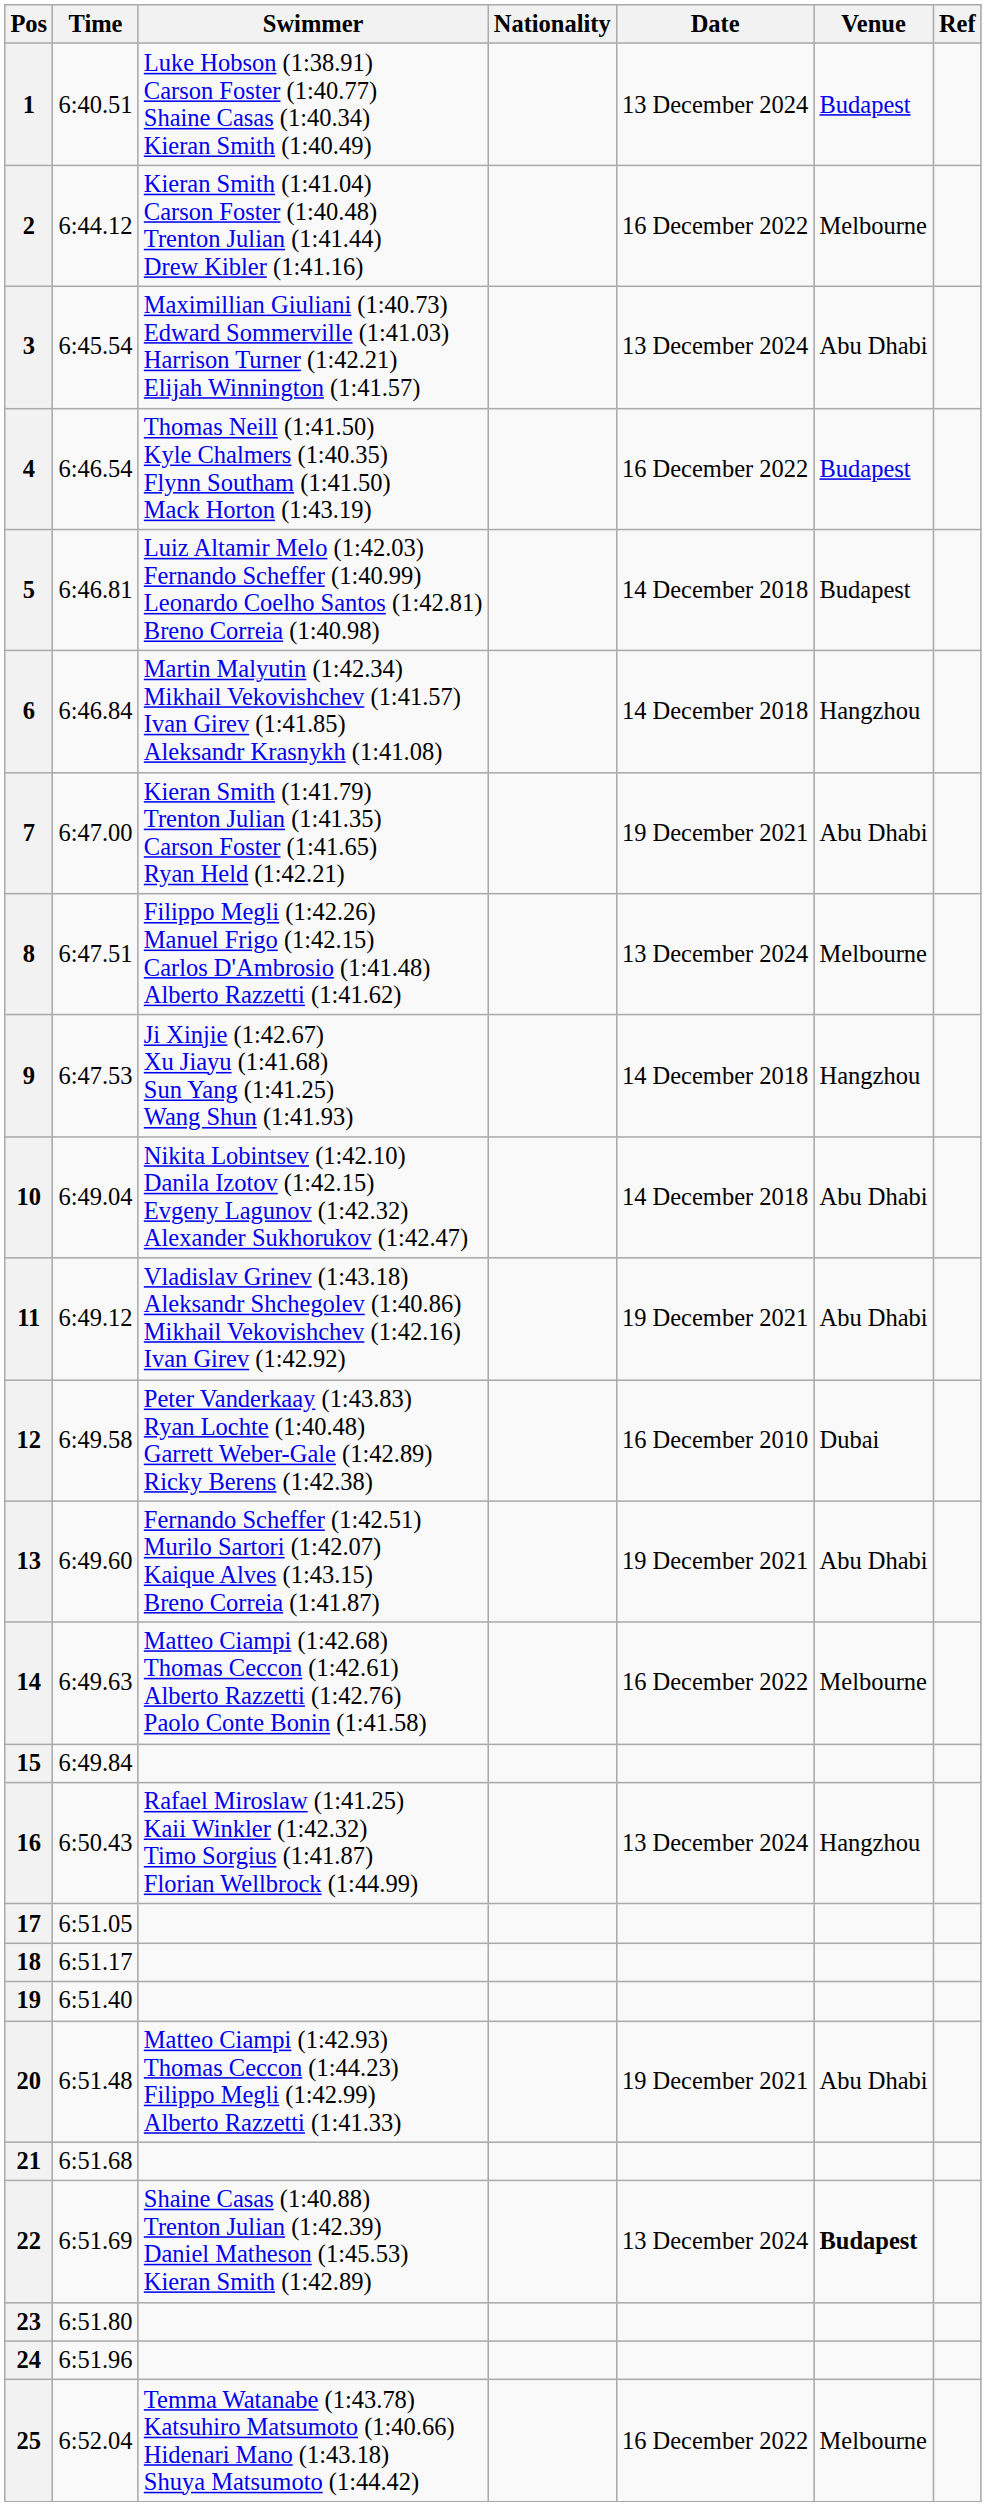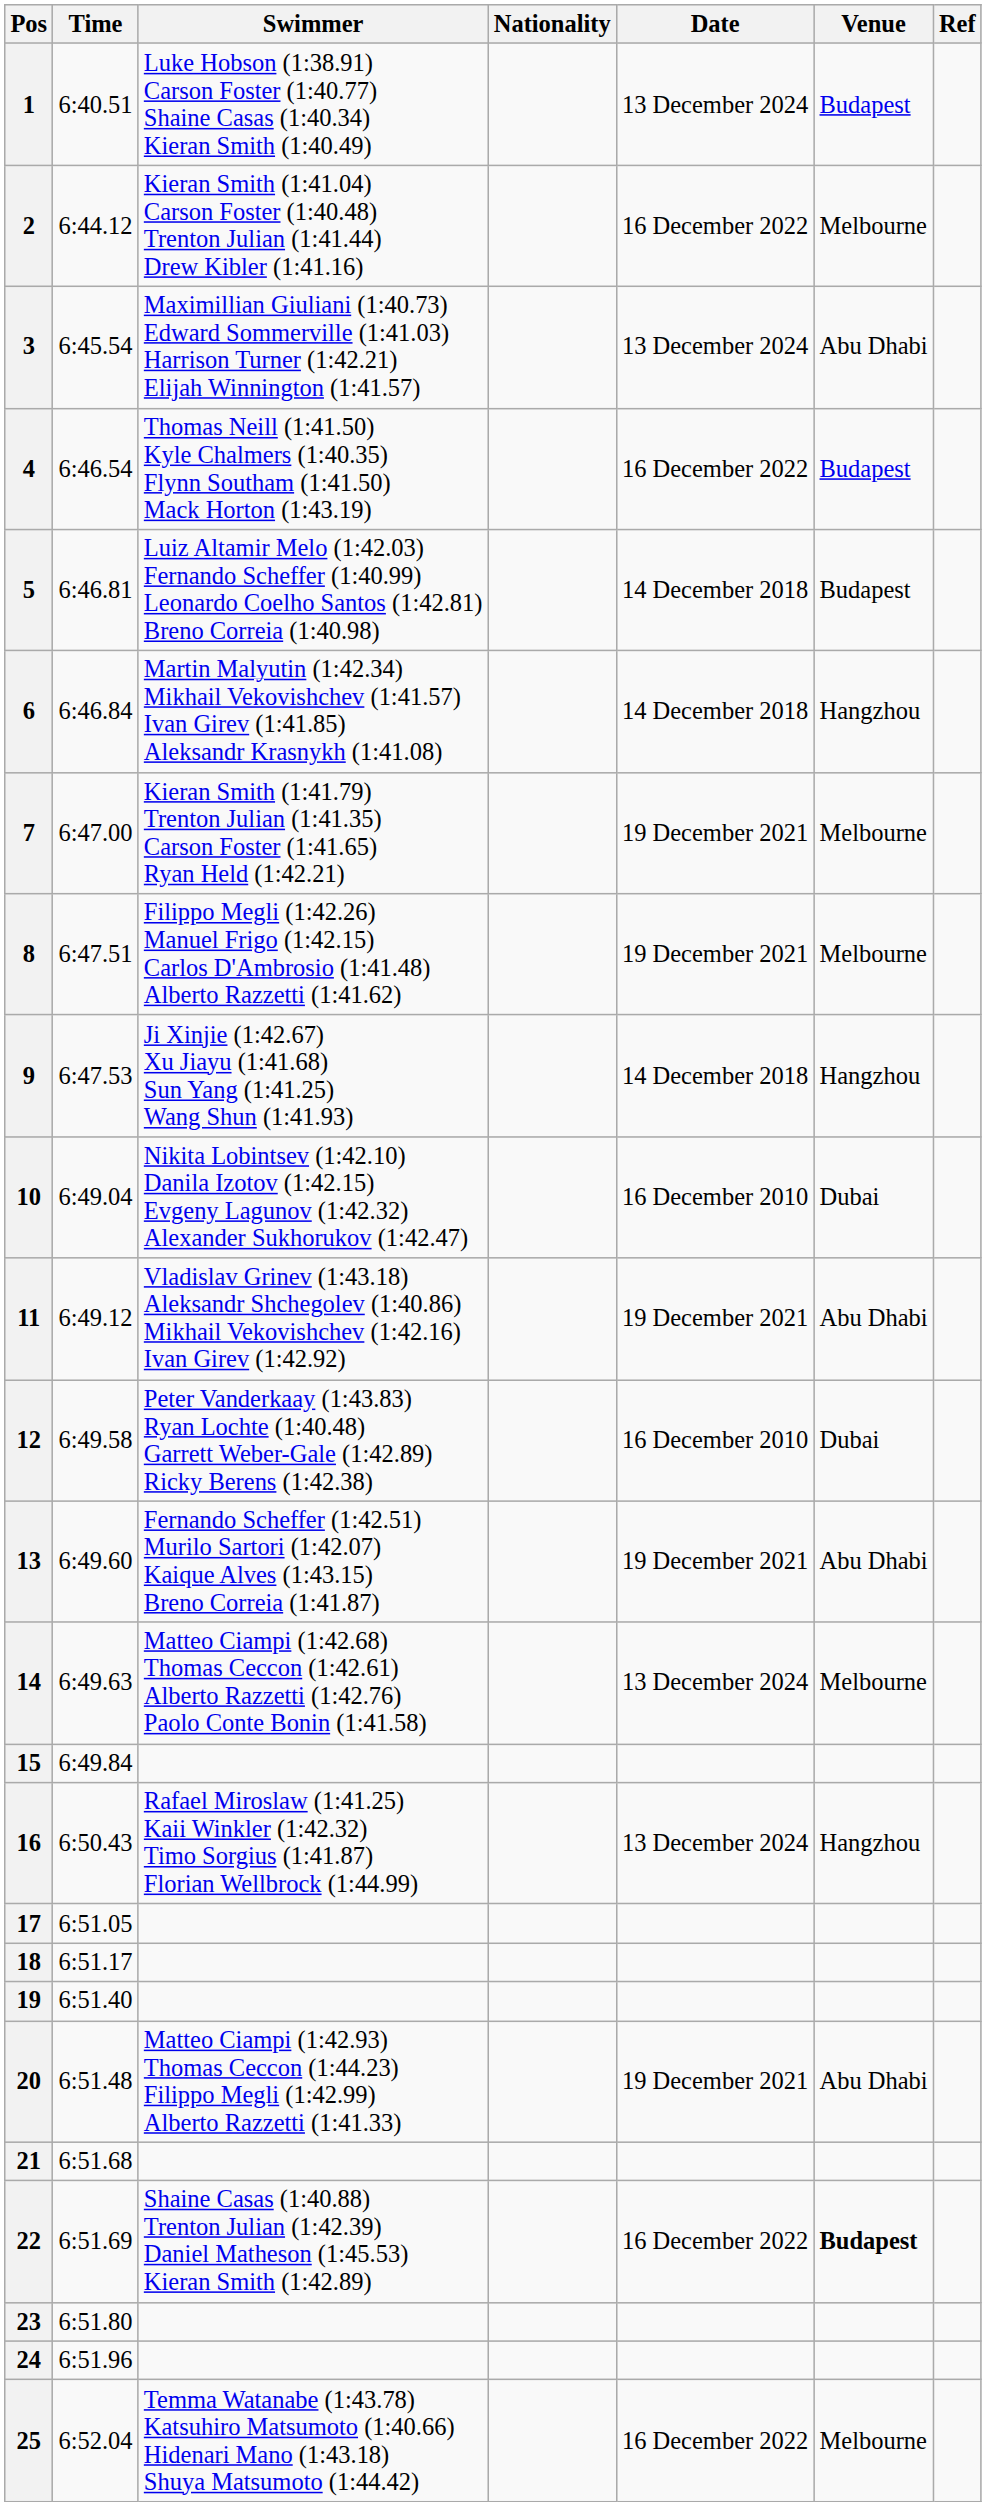(874, 832) Abu Dhabi -> (873, 832) Melbourne
(715, 954) 13 December 2024 -> (715, 954) 19 December 2021
(715, 1197) 14 December 2018 -> (715, 1197) 16 December 2010
(874, 1197) Abu Dhabi -> (849, 1197) Dubai
(715, 1682) 16 December 2022 -> (715, 1682) 13 December 2024
(715, 2241) 13 December 2024 -> (715, 2241) 16 December 2022
